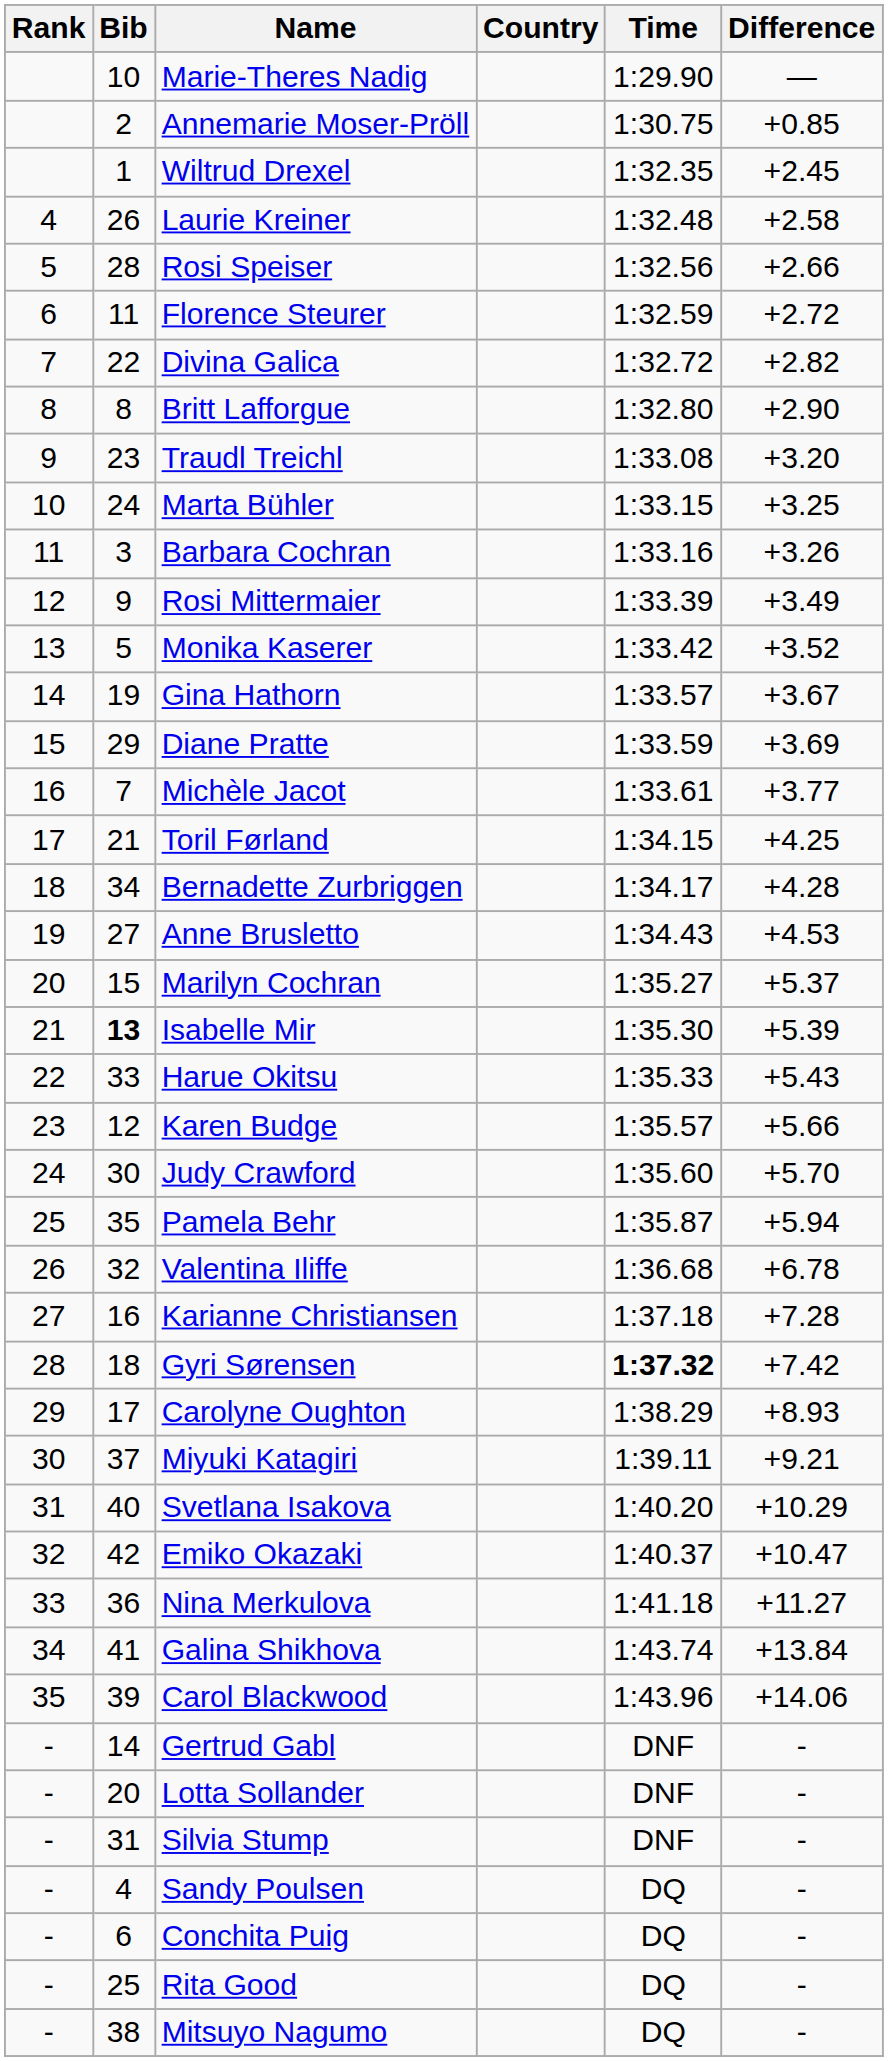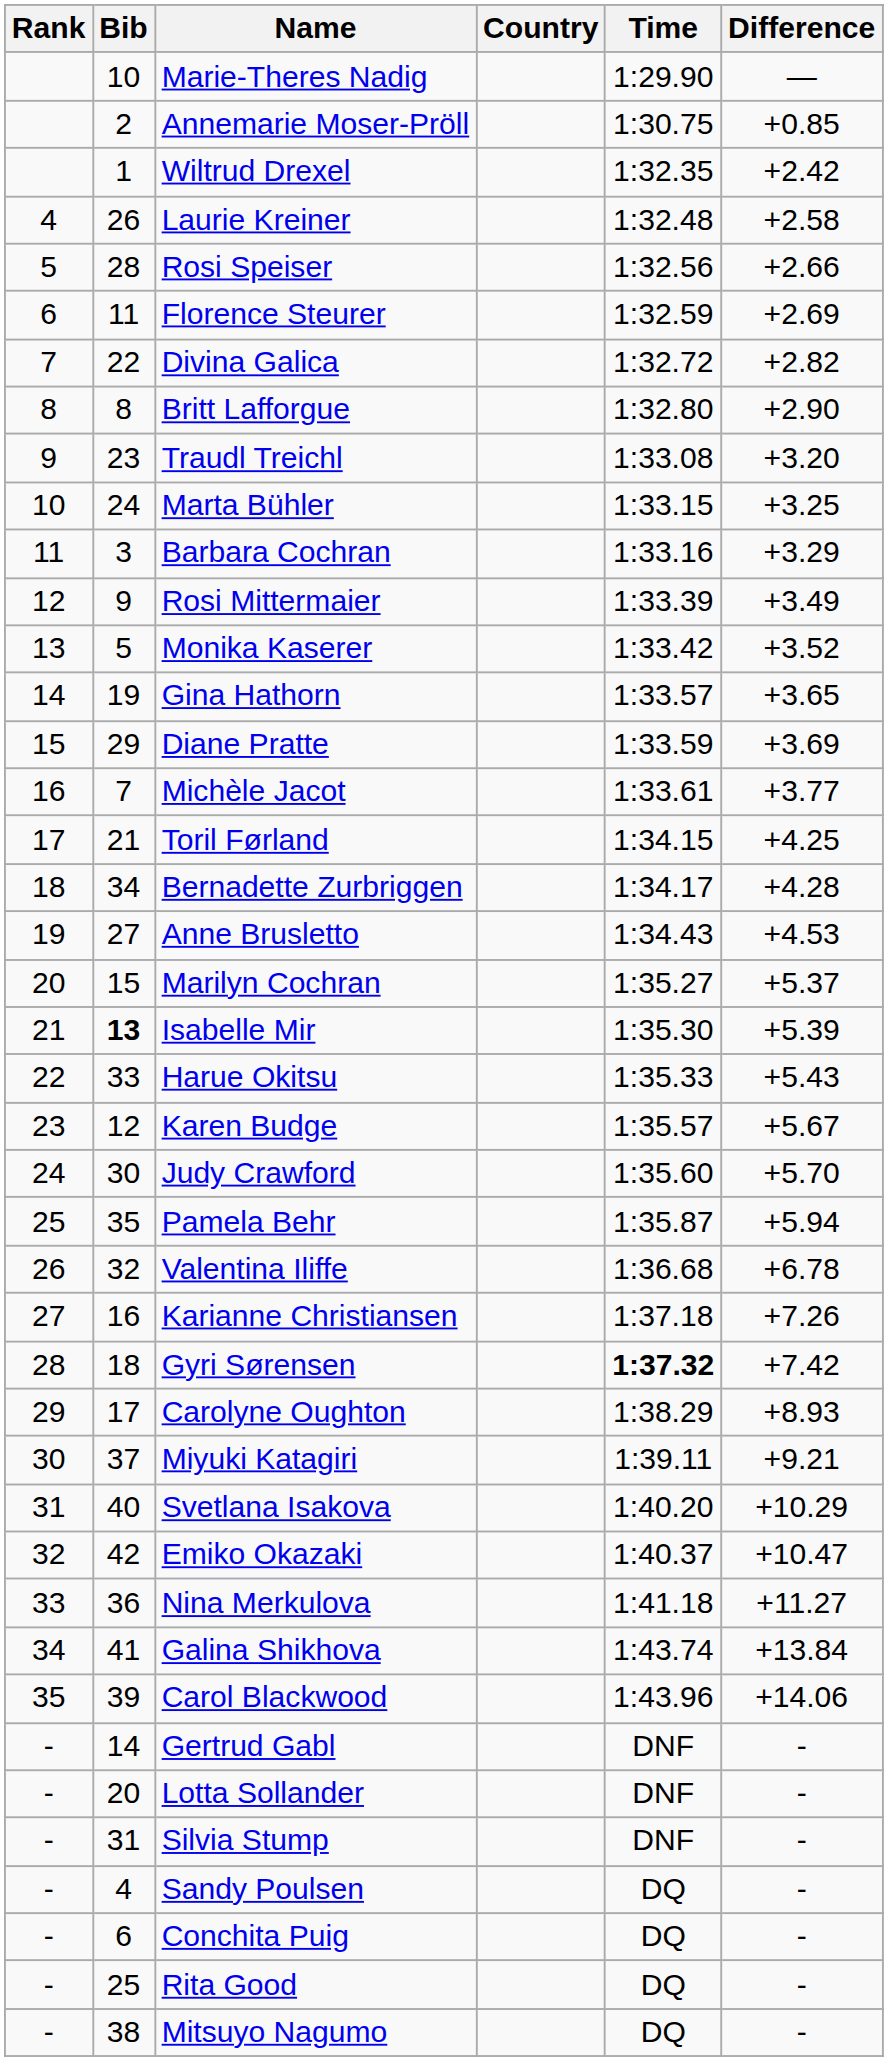(802, 171) +2.45 -> (802, 171) +2.42
(802, 314) +2.72 -> (802, 314) +2.69
(802, 553) +3.26 -> (802, 553) +3.29
(802, 696) +3.67 -> (802, 696) +3.65
(802, 1125) +5.66 -> (802, 1125) +5.67
(802, 1316) +7.28 -> (802, 1316) +7.26
